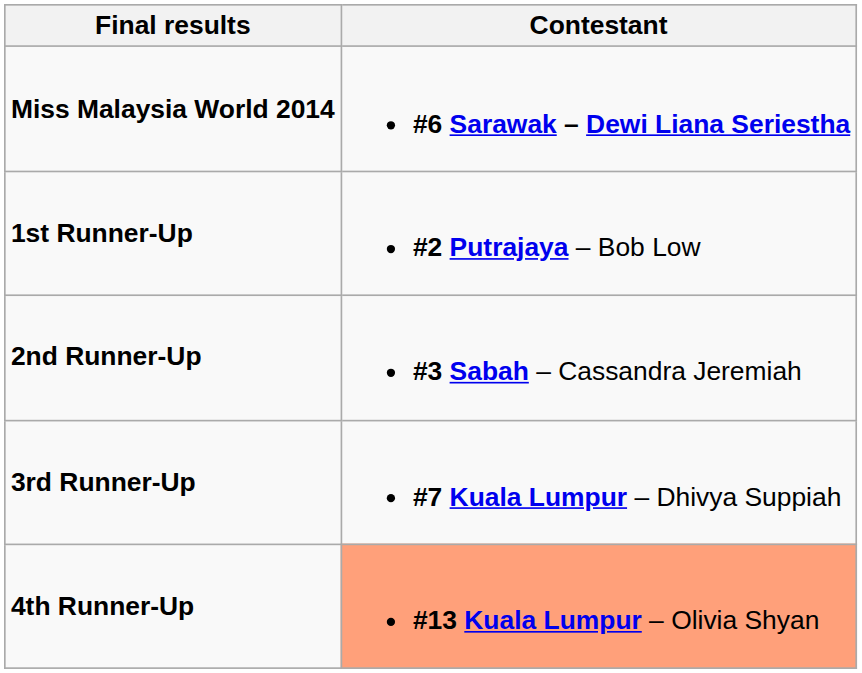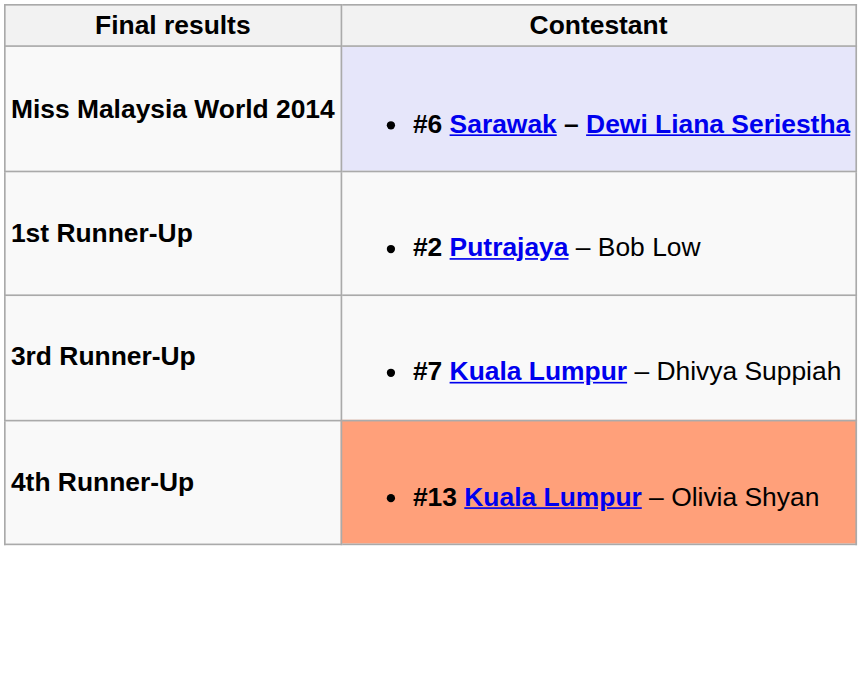(599, 124) no background -> (599, 124) lavender background
- row: (106, 357)
